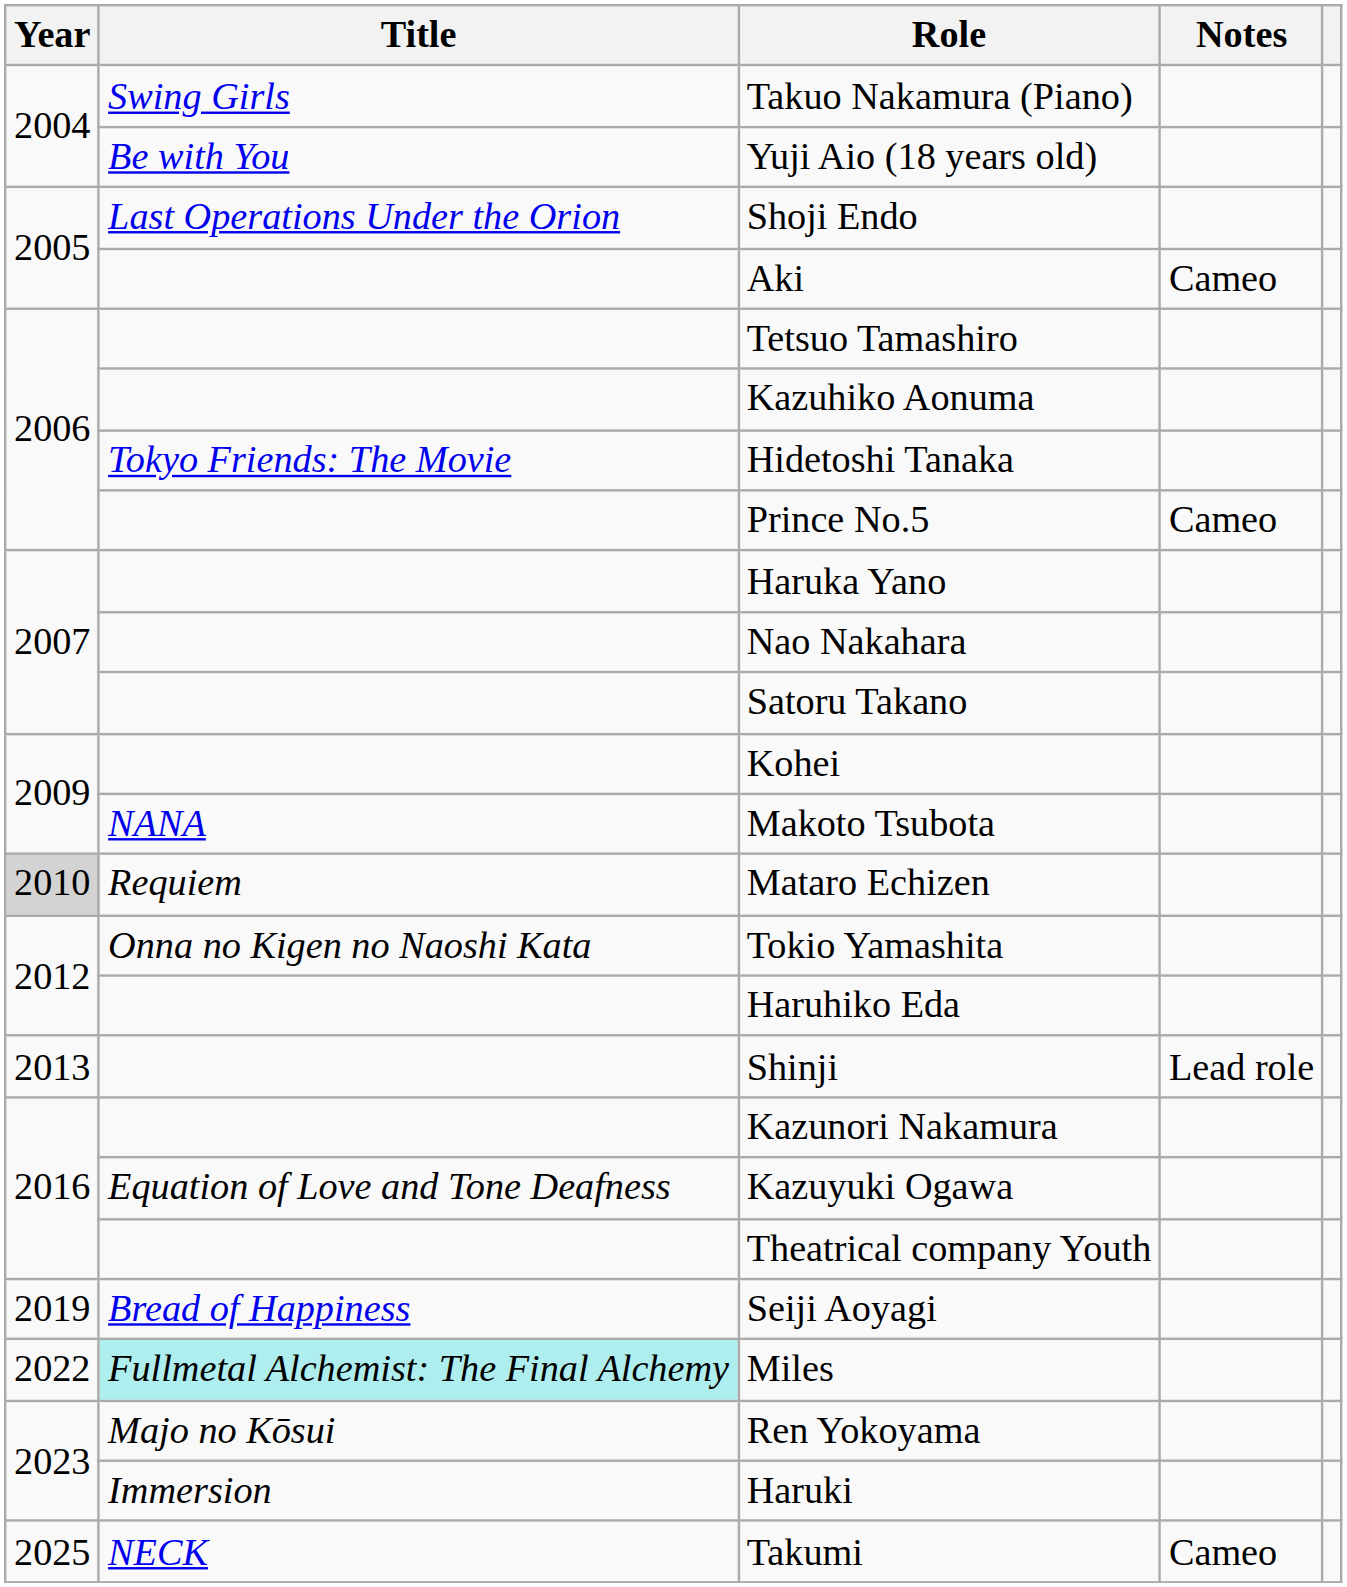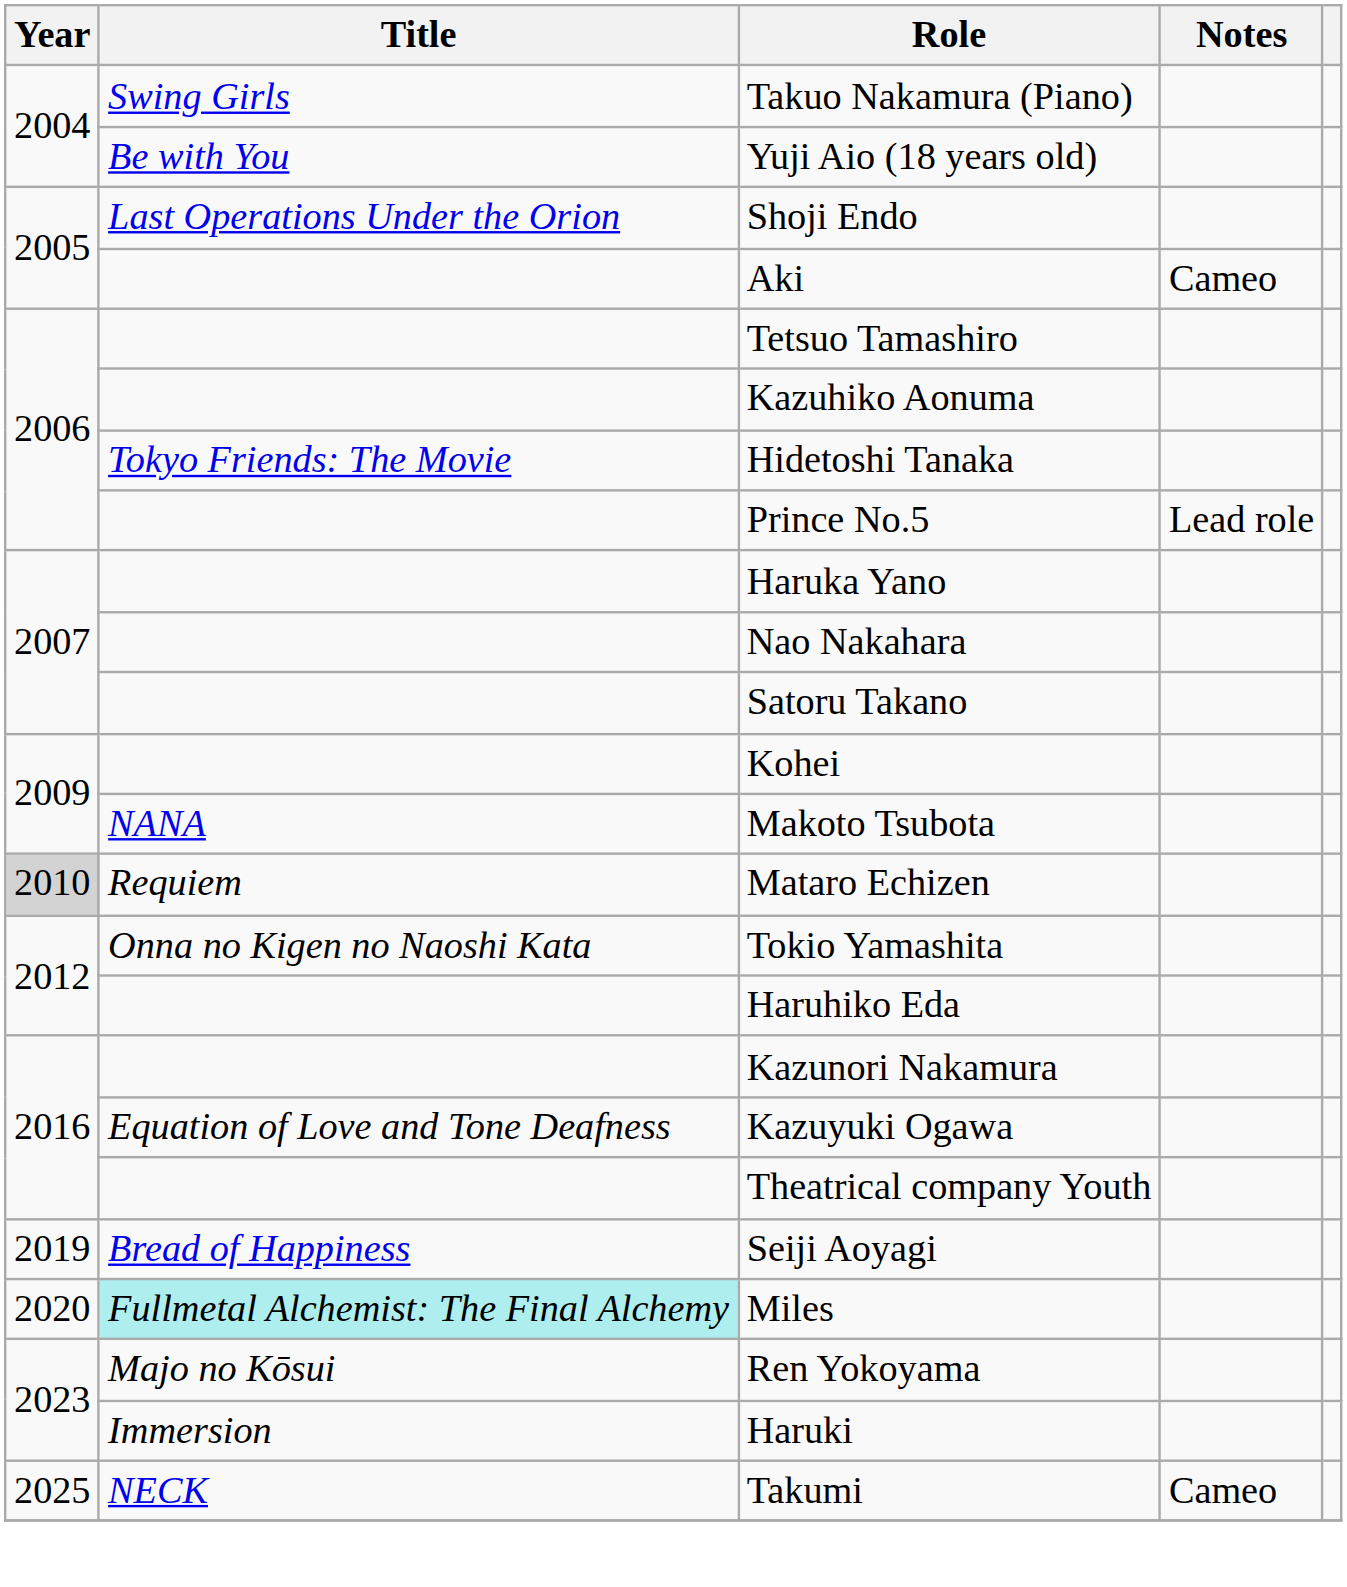(1223, 519) Cameo -> (1242, 519) Lead role
- row: (792, 1065)
(52, 1369) 2022 -> (52, 1308) 2020
